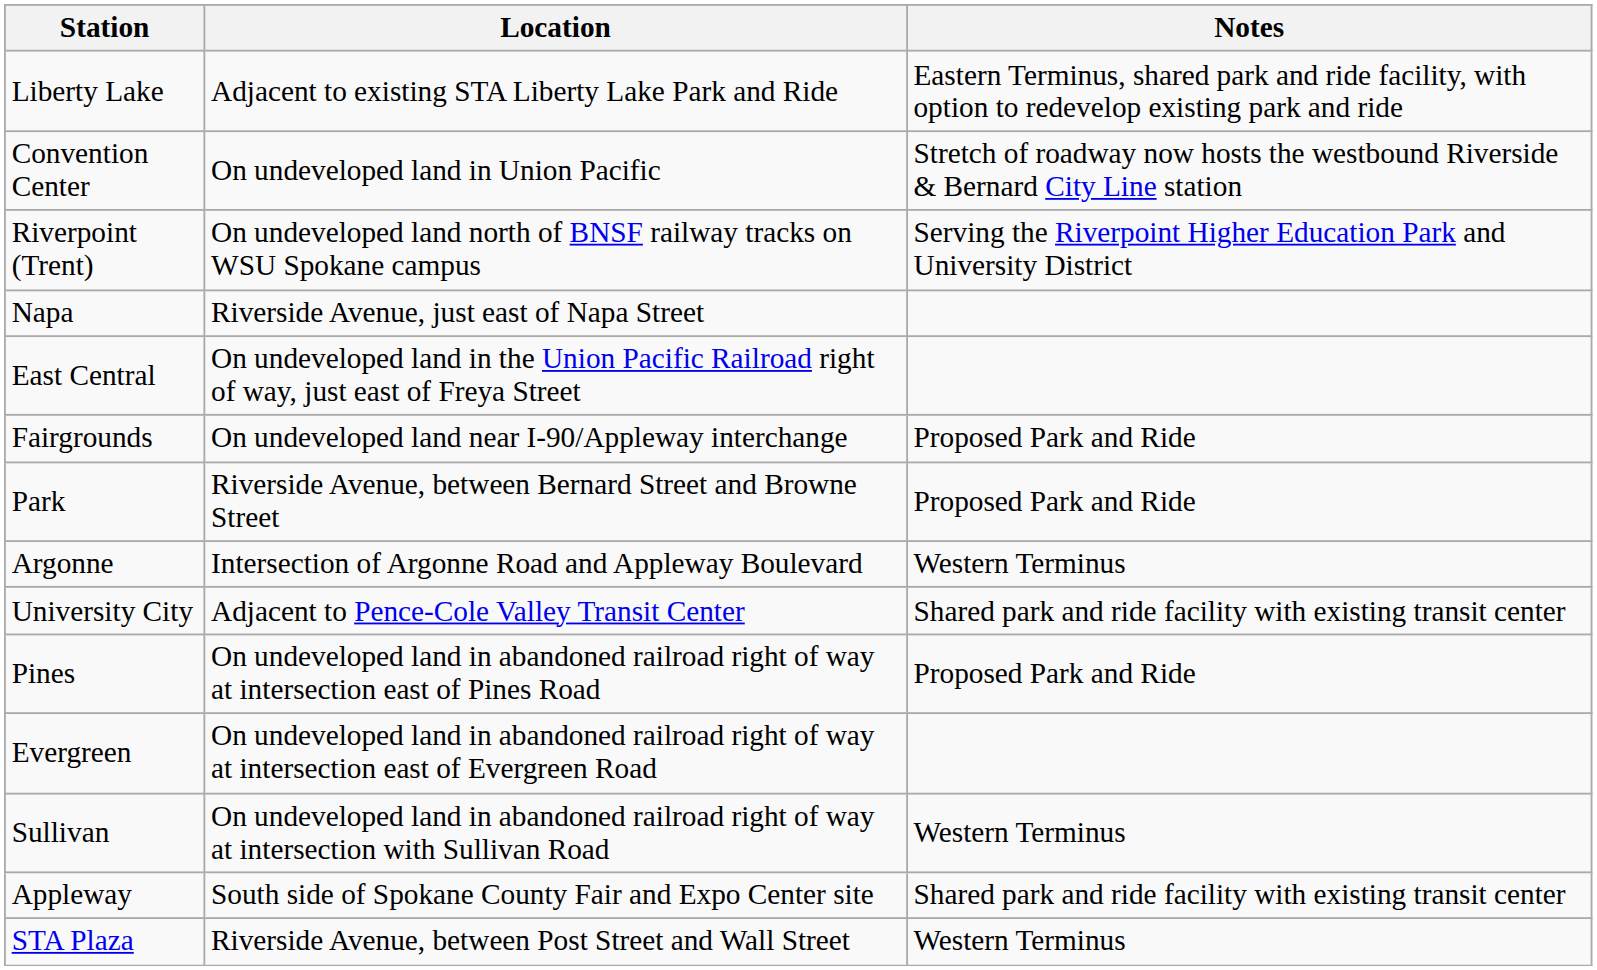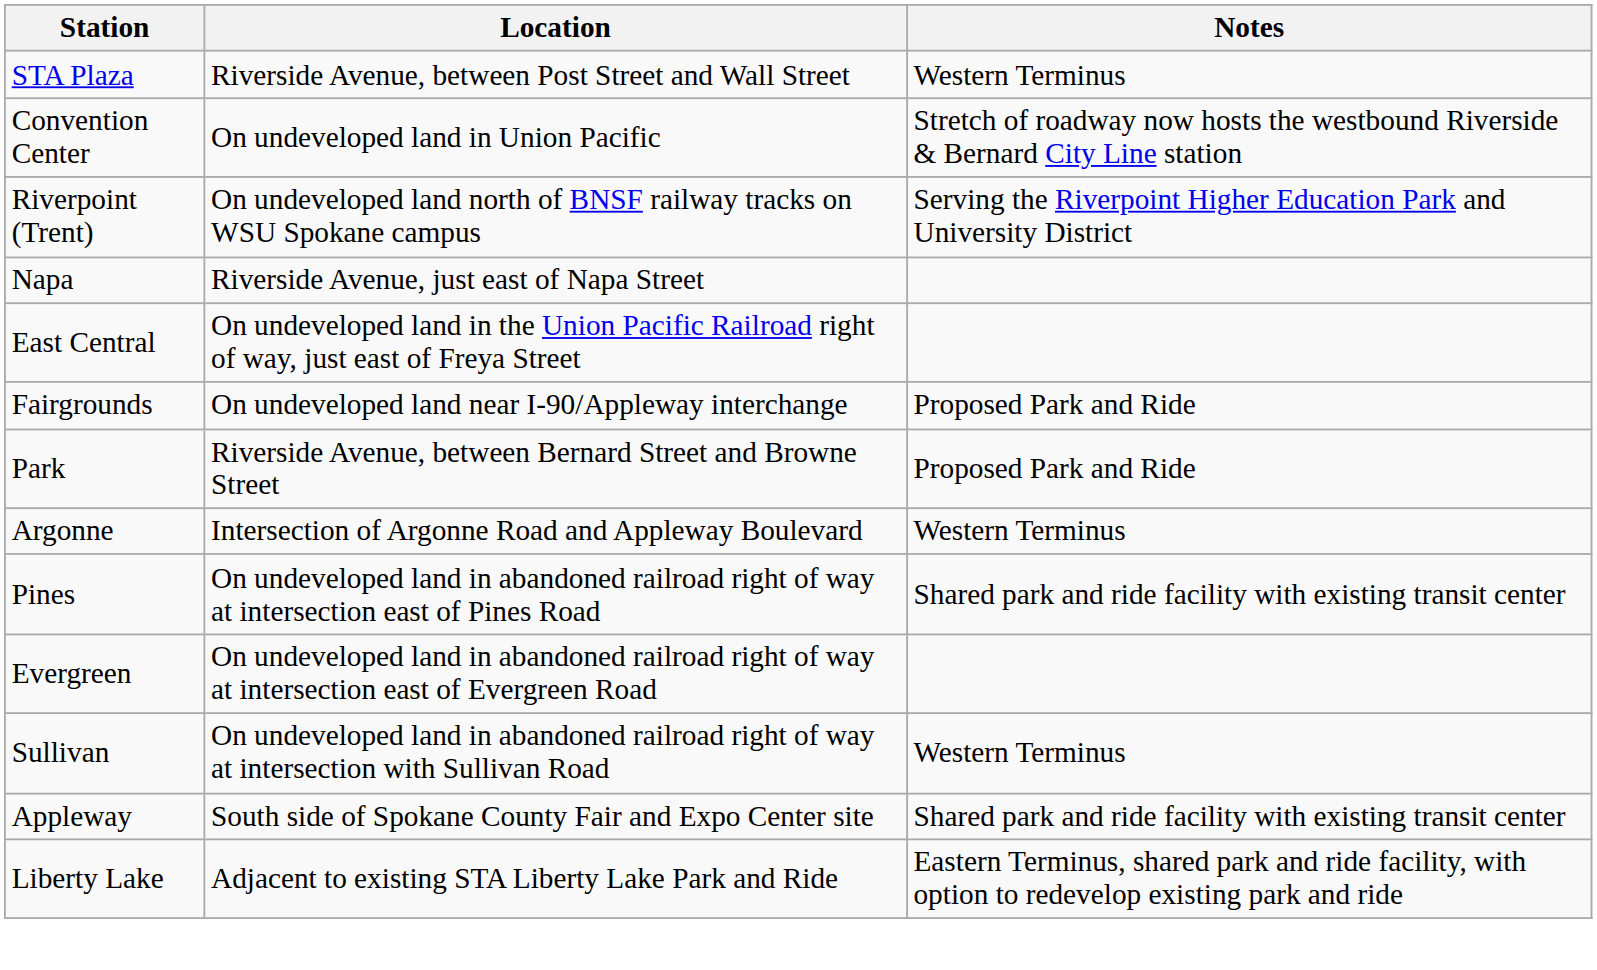rows swapped: (73, 941) <-> (88, 90)
- row: (102, 610)
(1055, 673) Proposed Park and Ride -> (1240, 593) Shared park and ride facility with existing transit center
